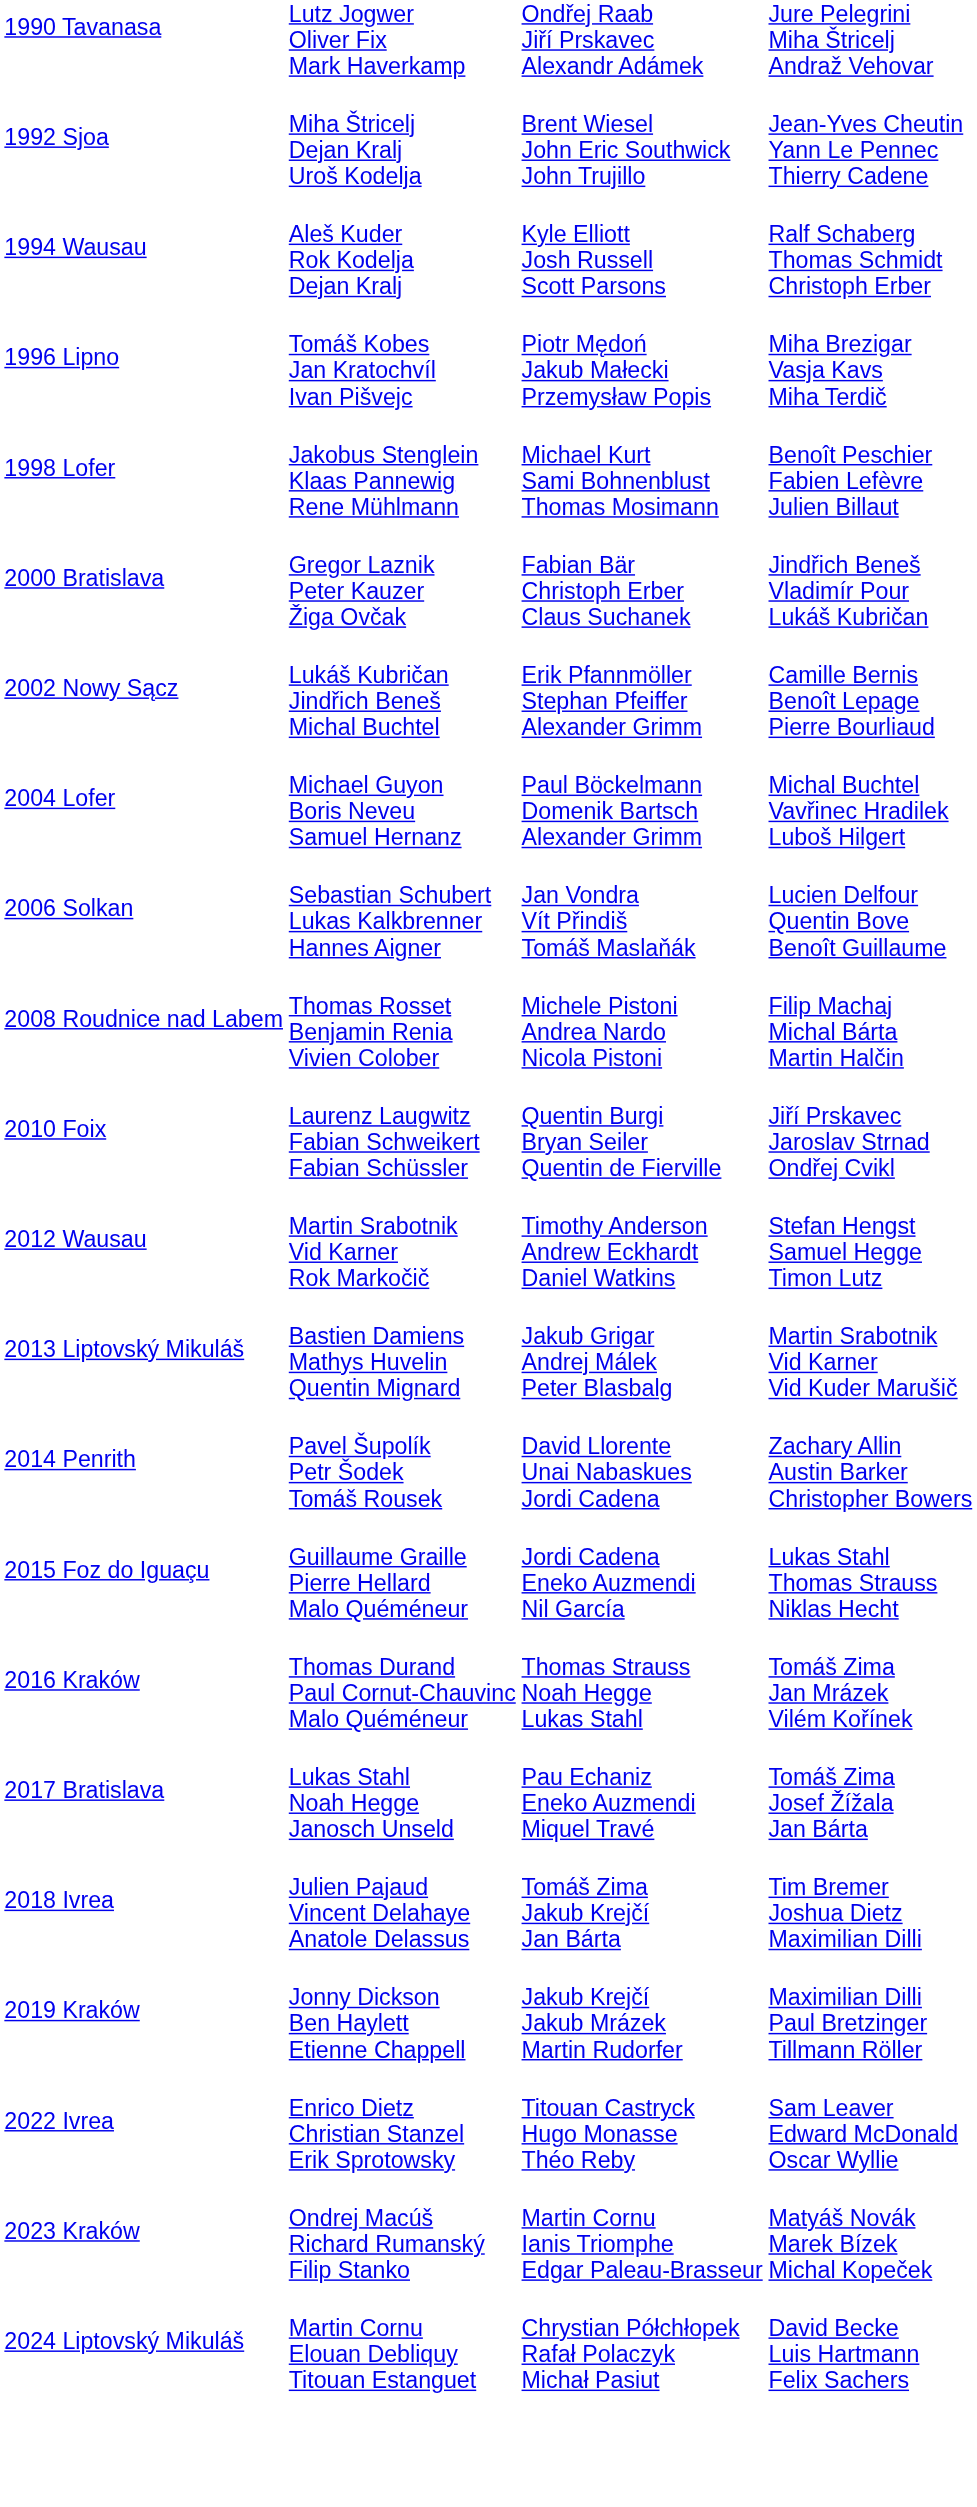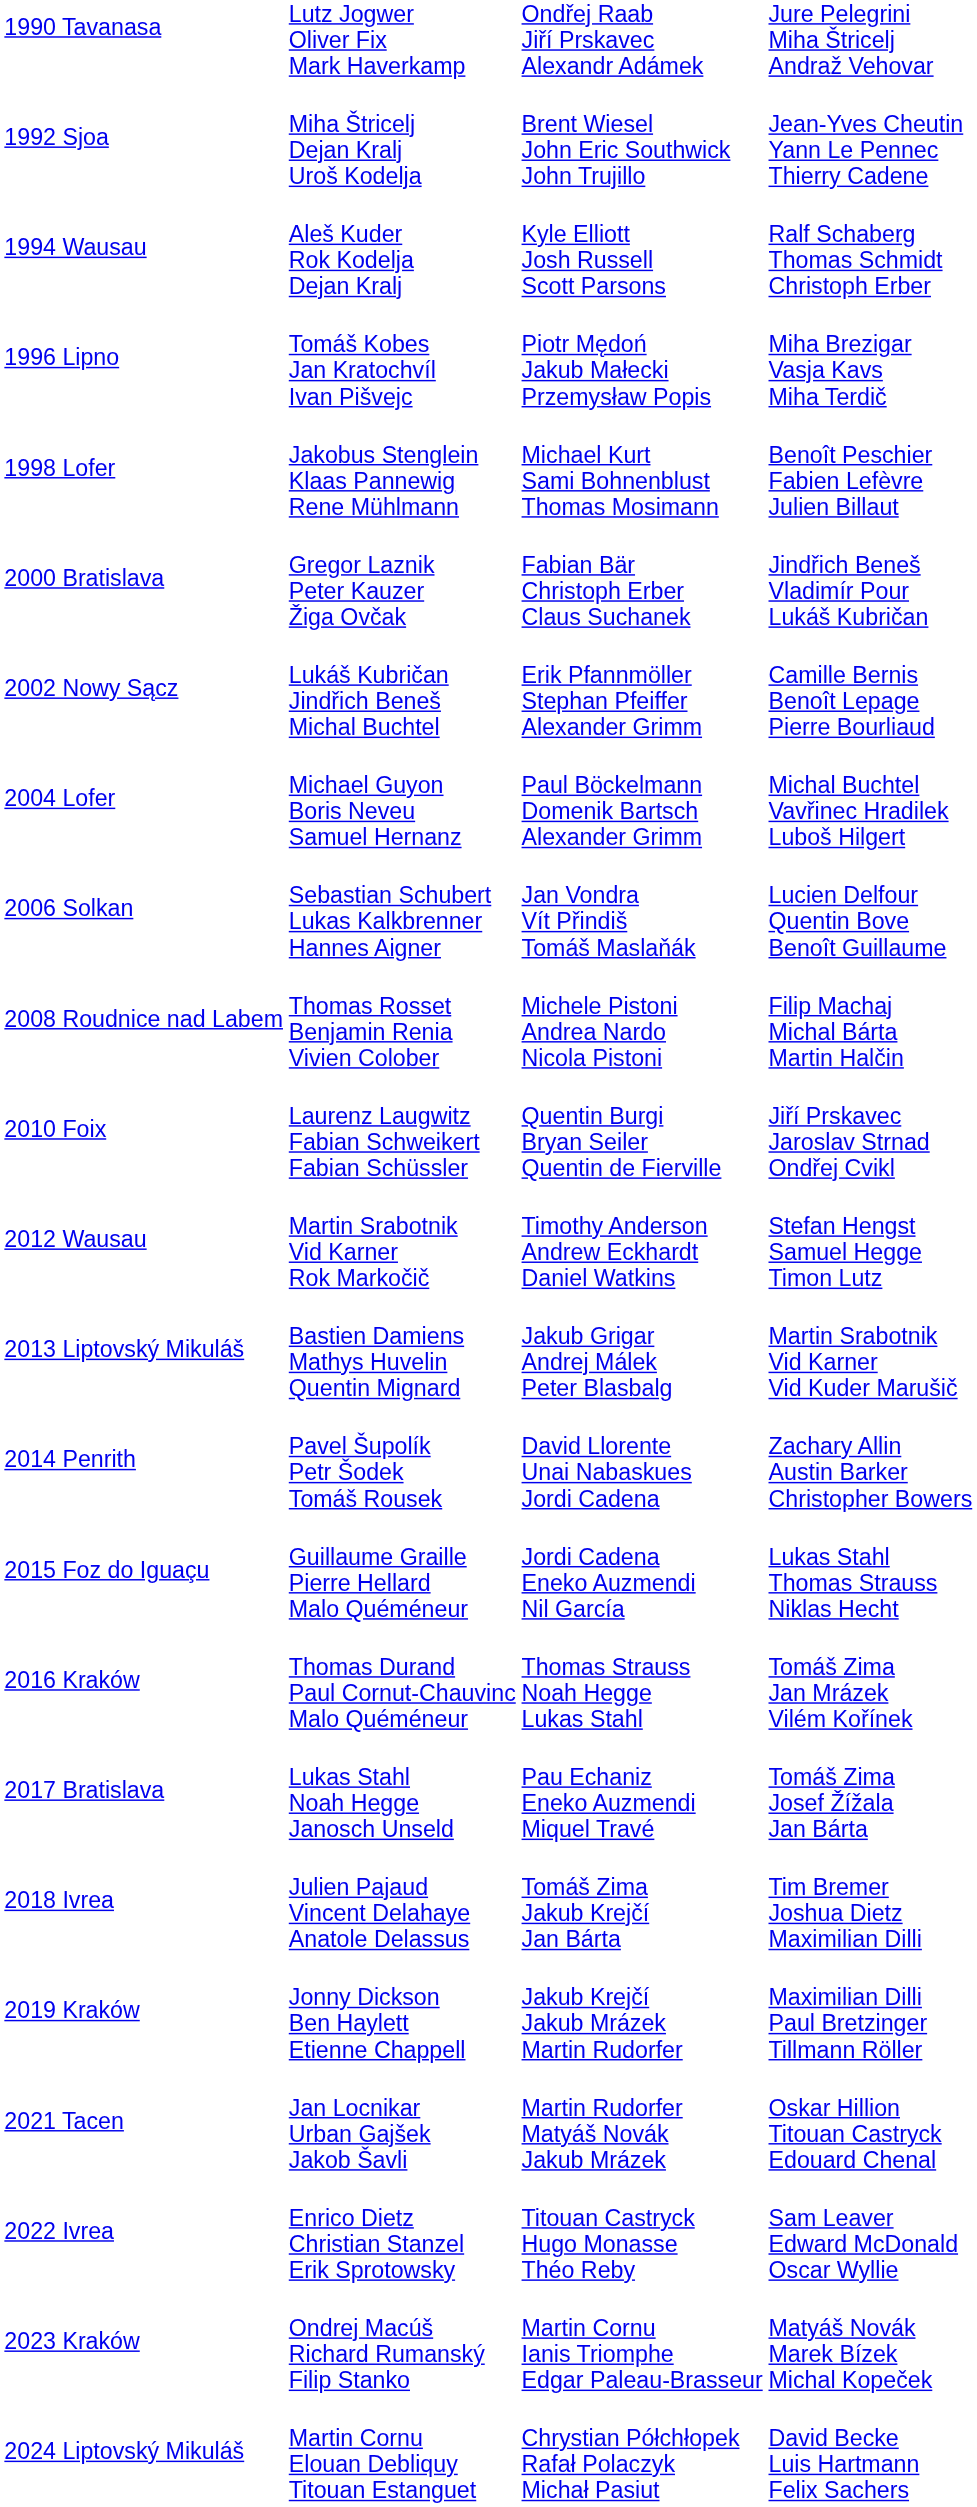+ row: (64, 2121)
